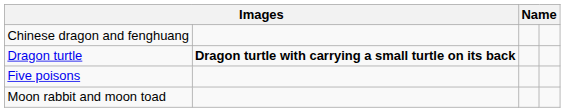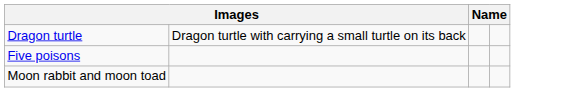- row: (98, 35)
(355, 55) bold -> (319, 35) normal
